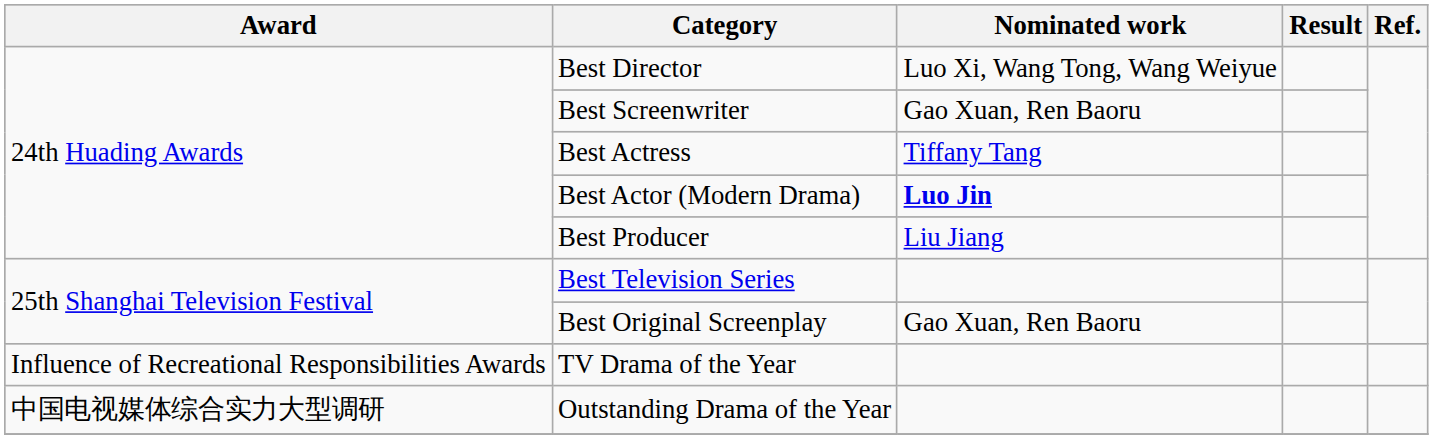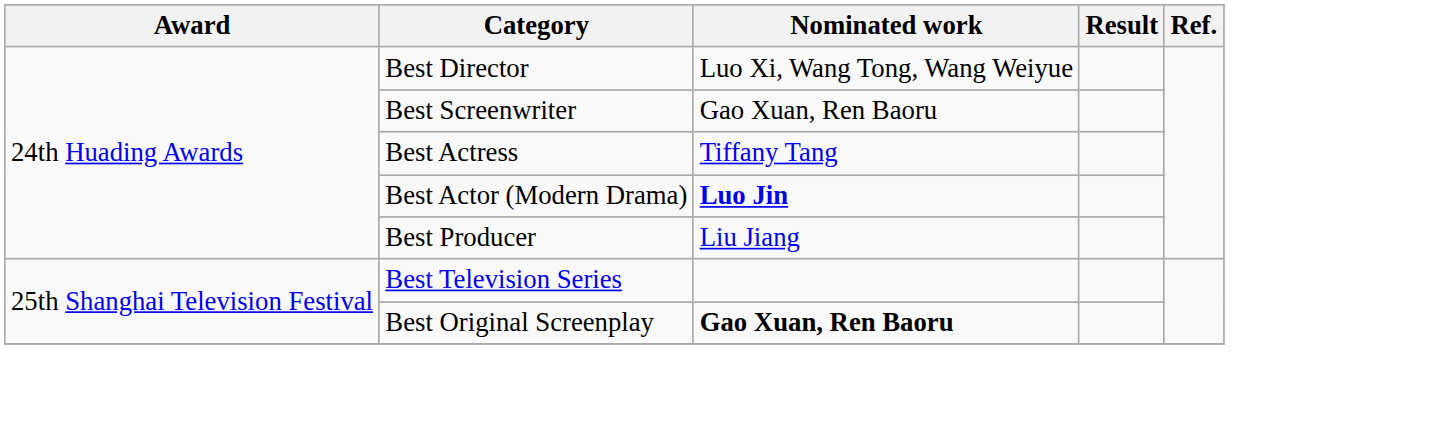(1022, 322) normal -> (827, 322) bold
- row: (677, 364)
- row: (725, 409)
